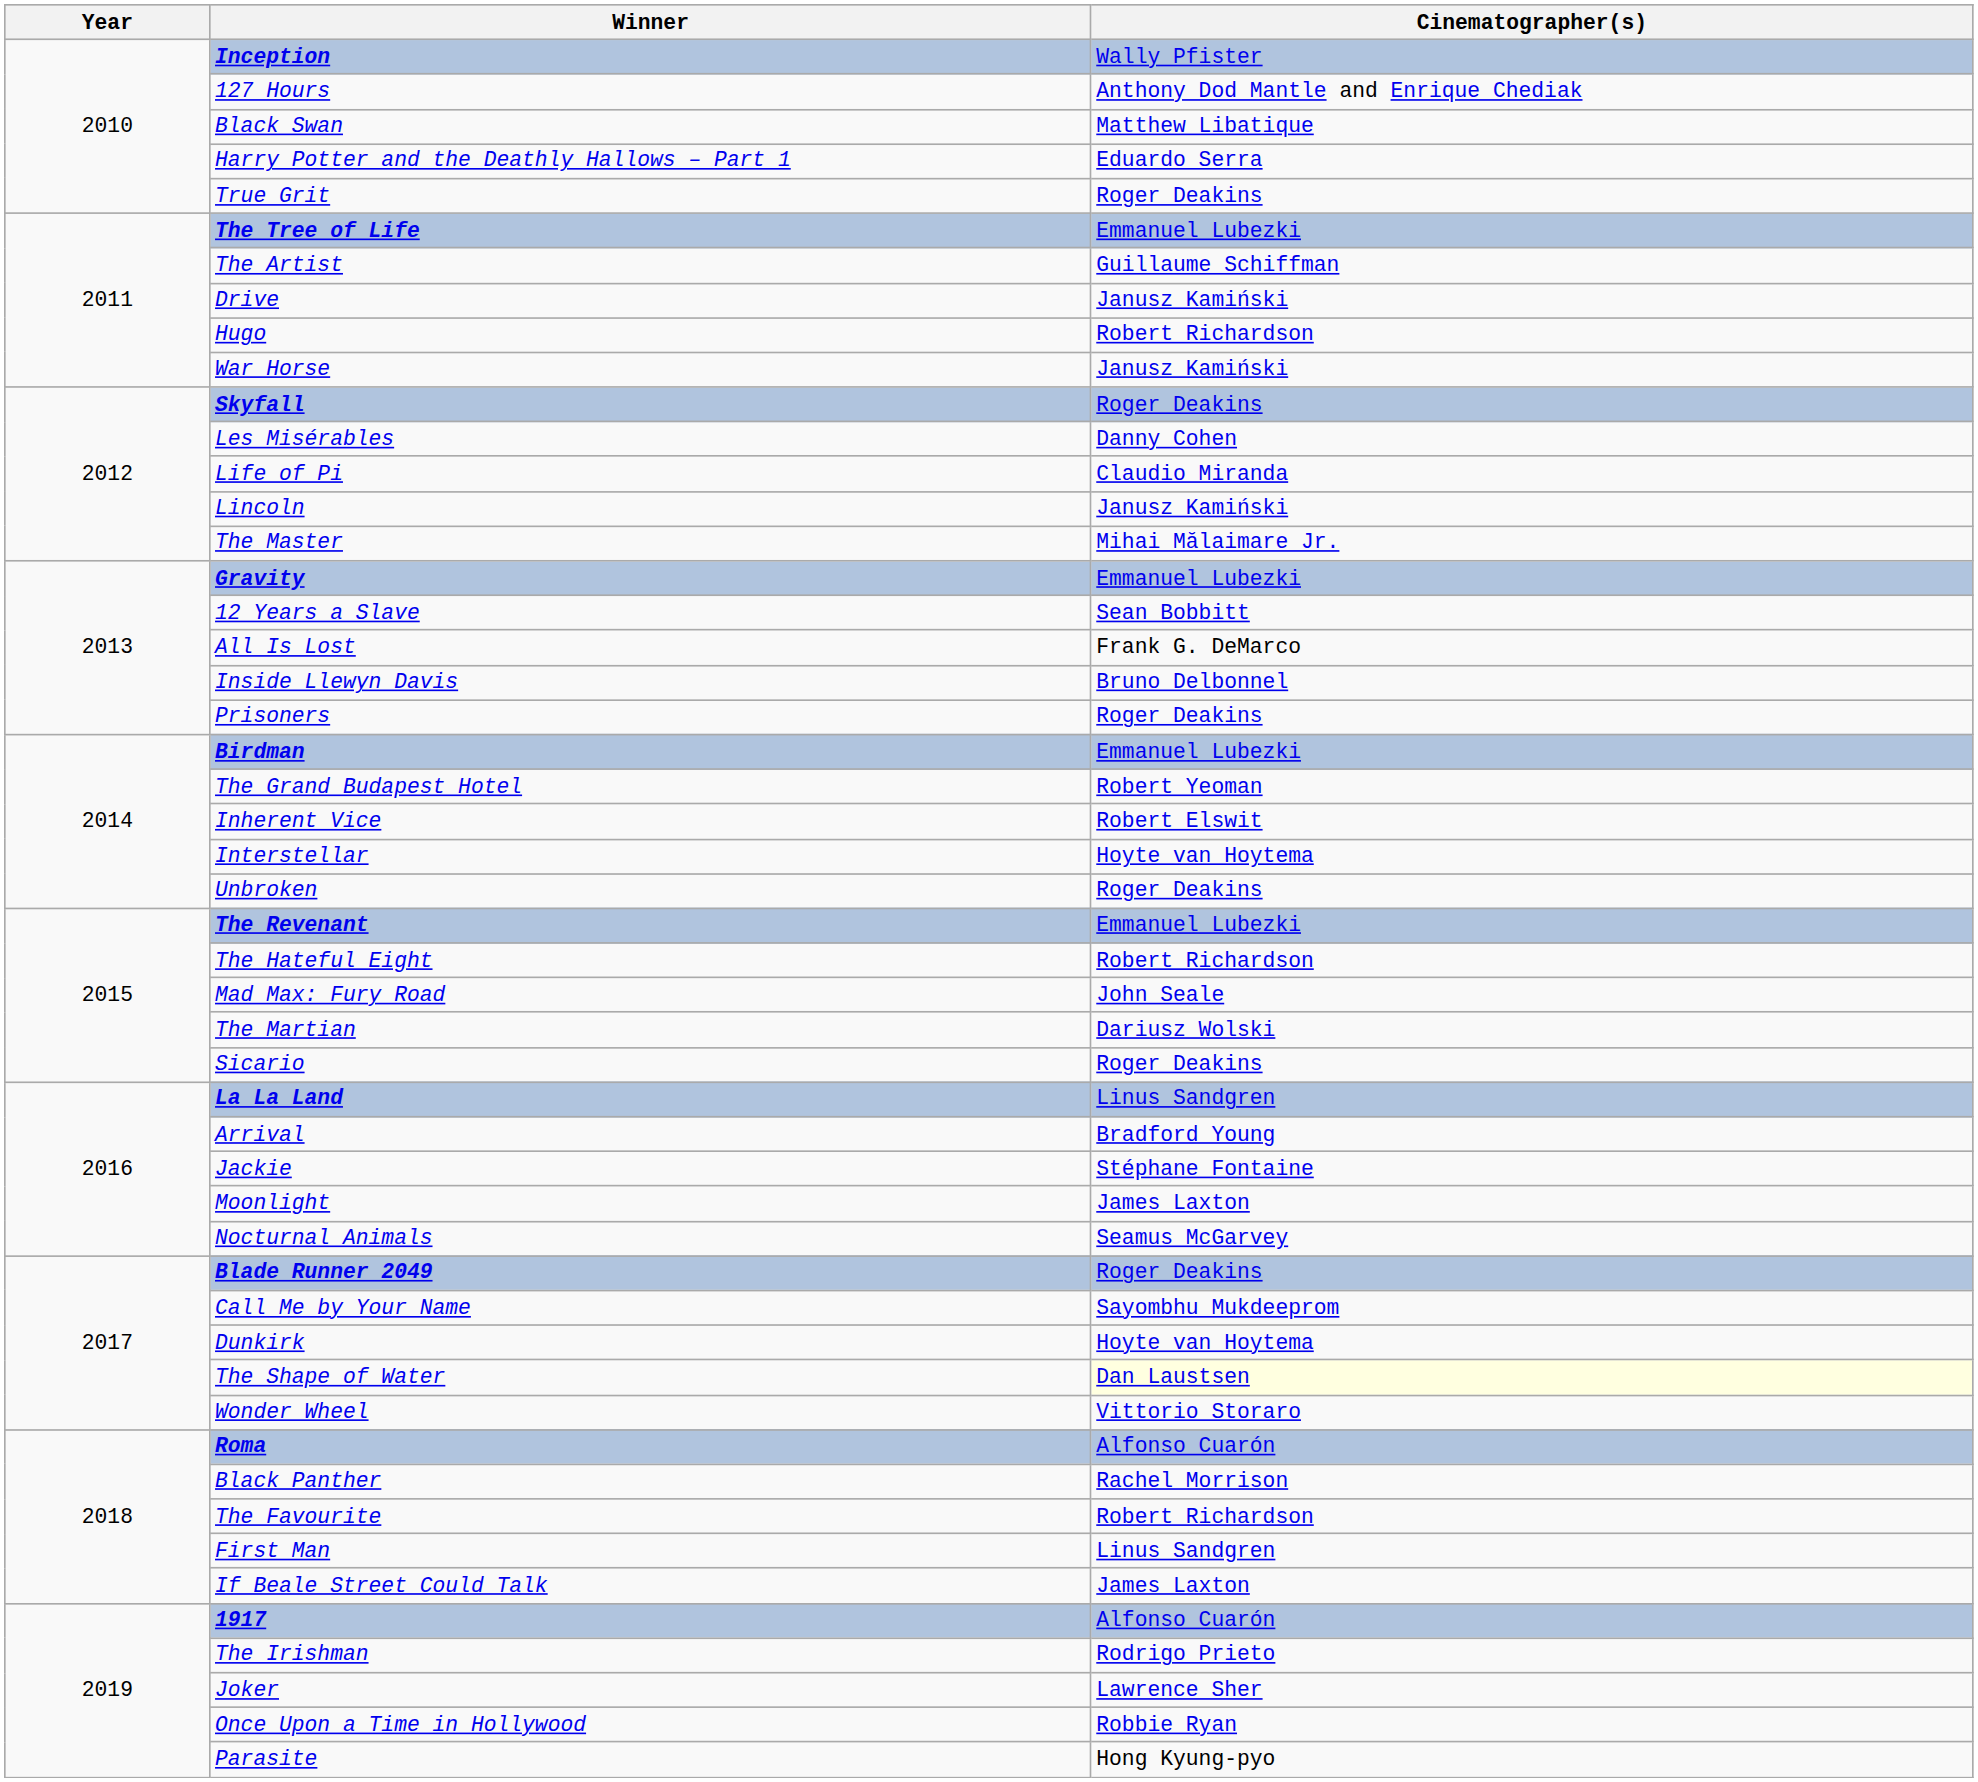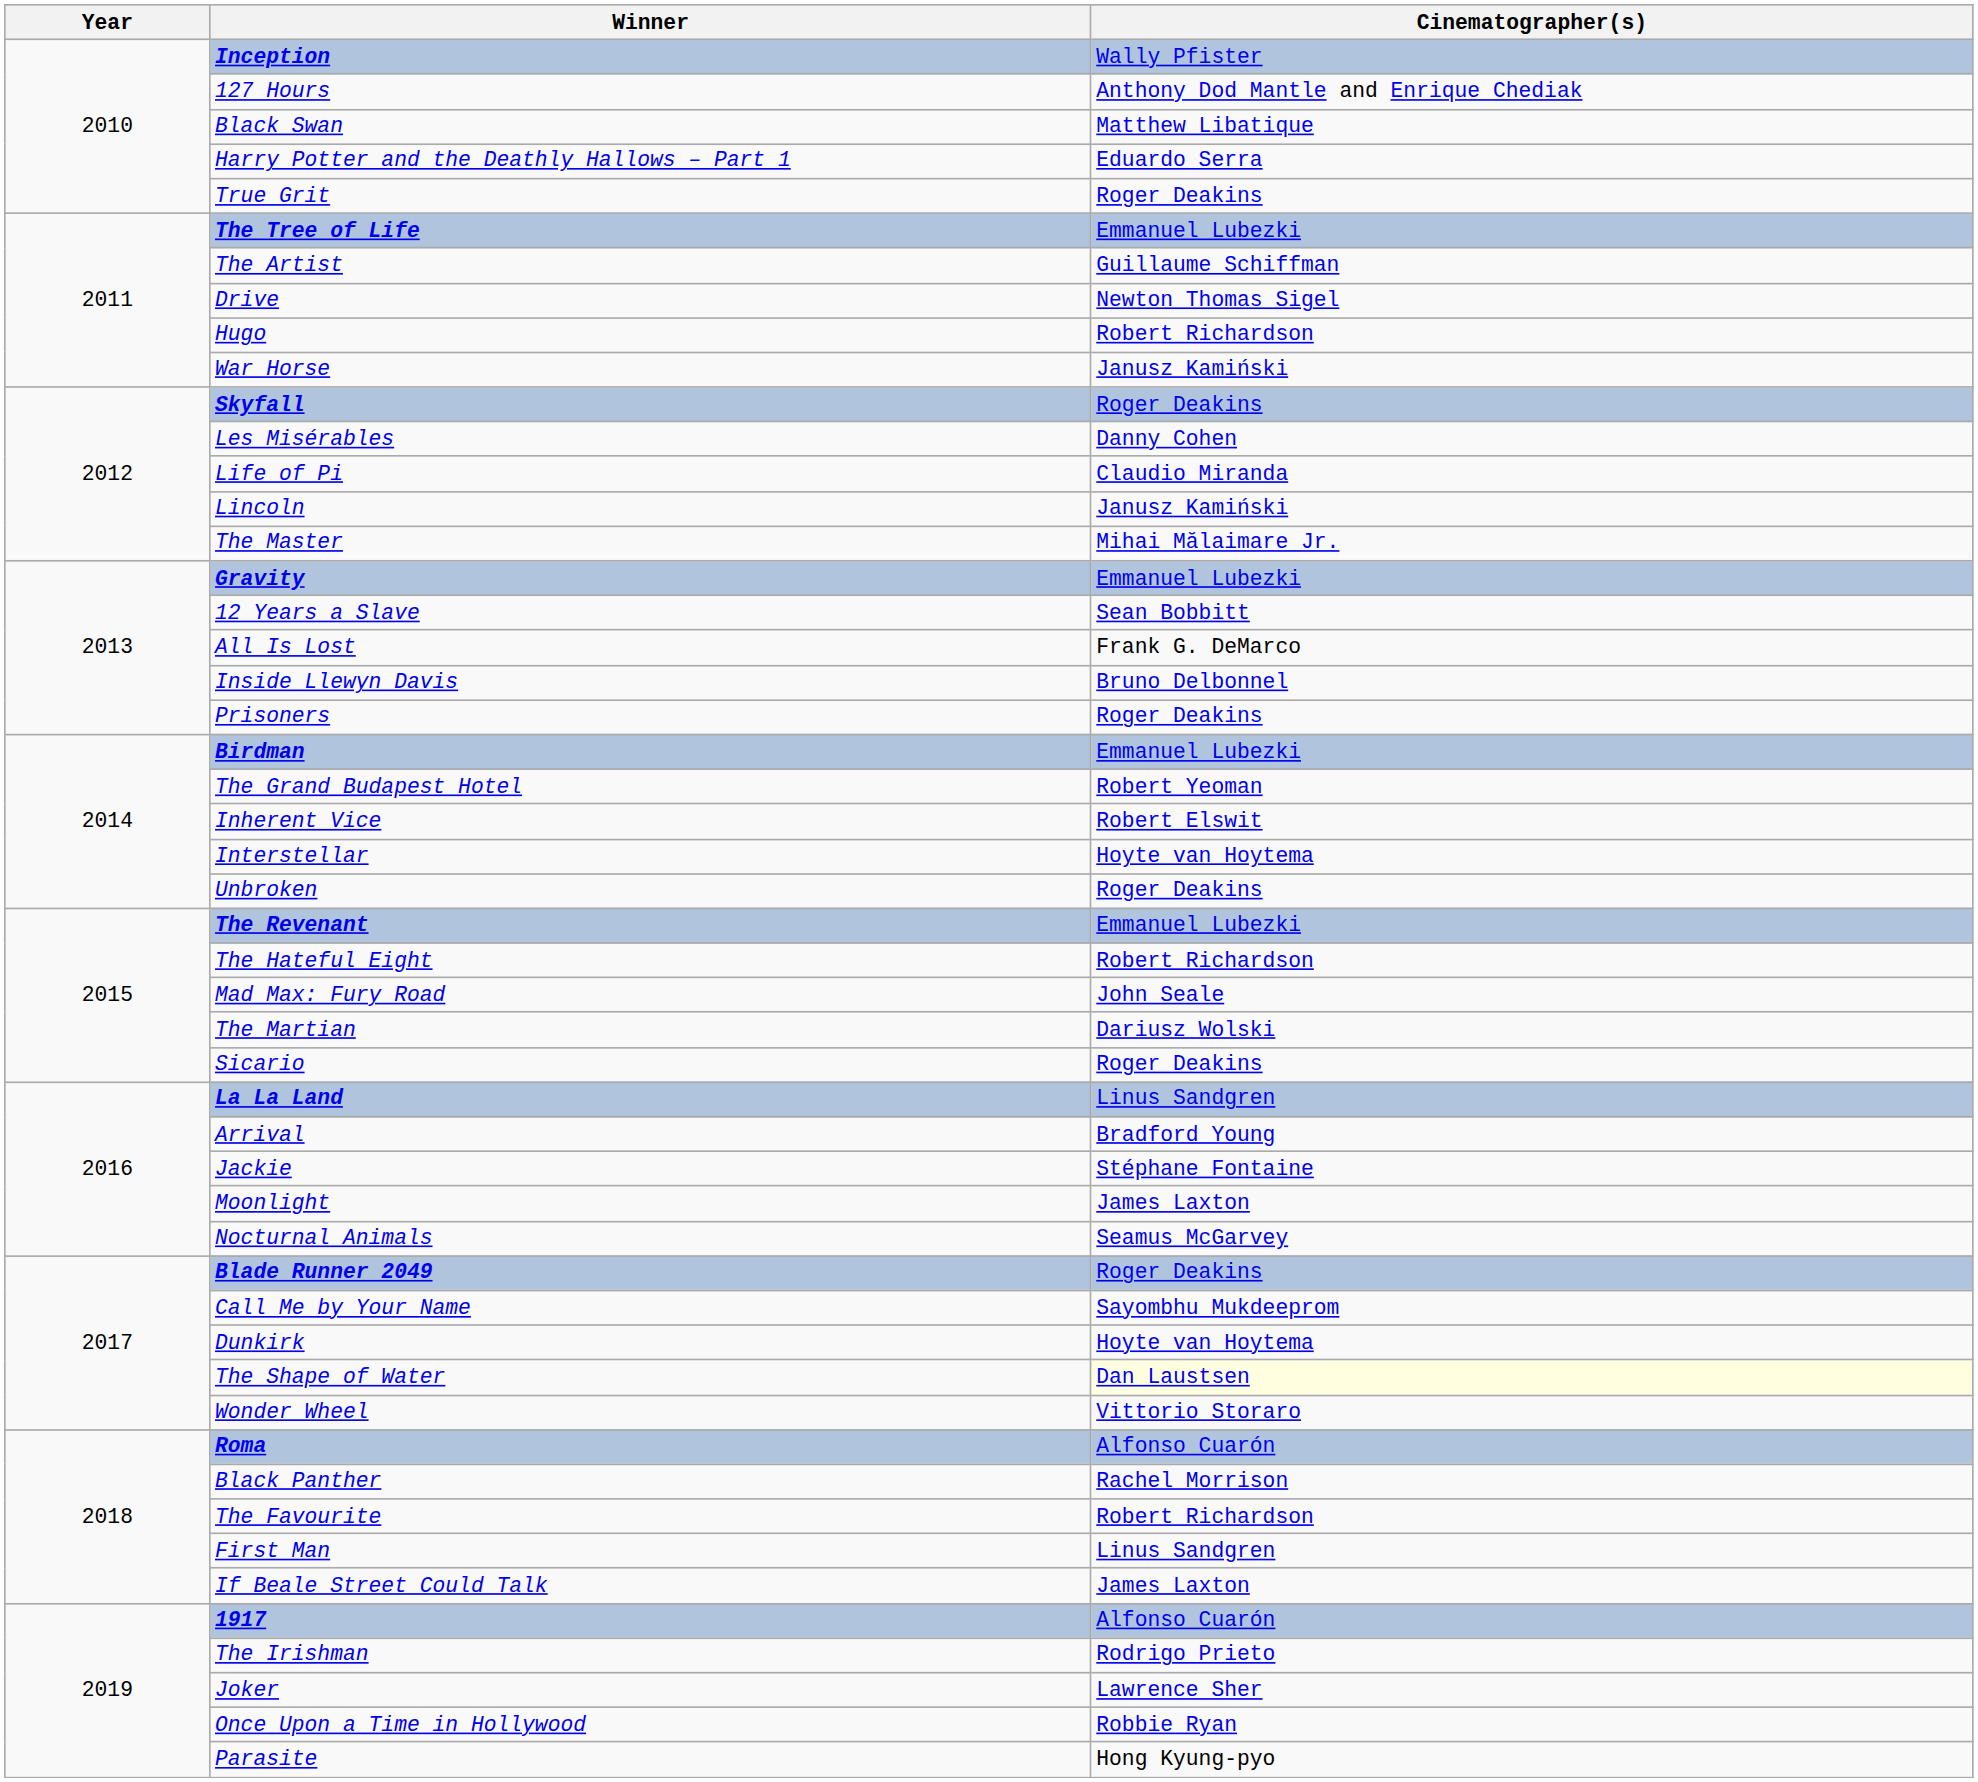(1192, 300) Janusz Kamiński -> (1218, 300) Newton Thomas Sigel
